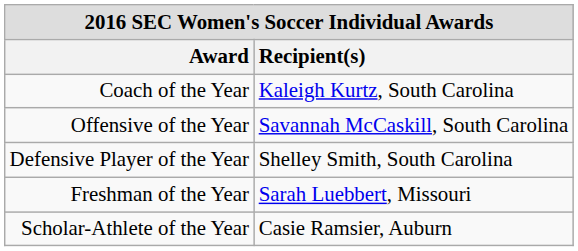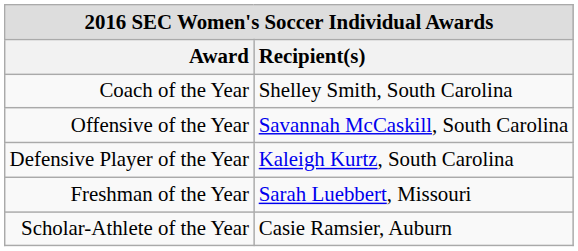(386, 90) Kaleigh Kurtz, South Carolina -> (386, 90) Shelley Smith, South Carolina
(386, 159) Shelley Smith, South Carolina -> (386, 159) Kaleigh Kurtz, South Carolina
